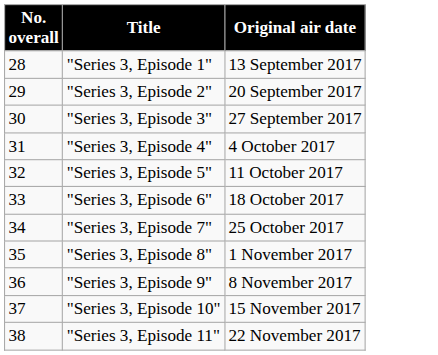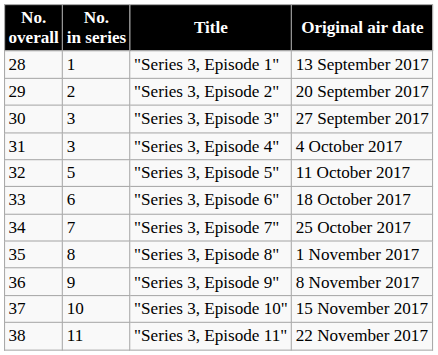+ column: (96, 27)
